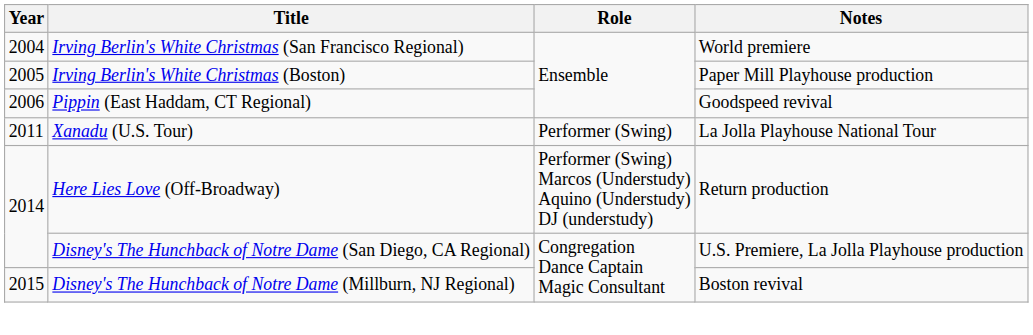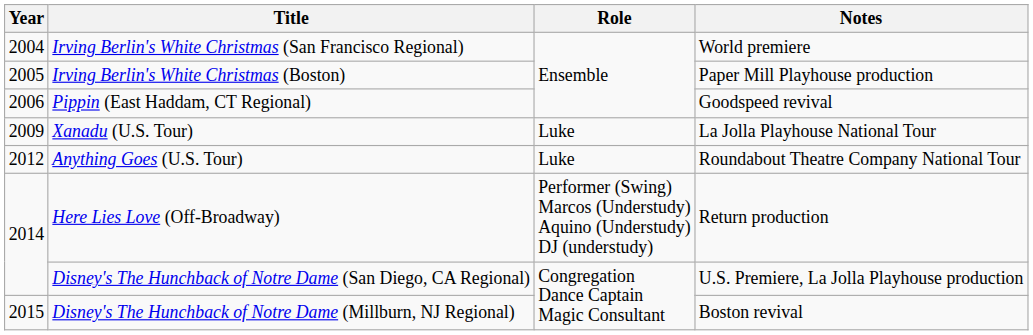(26, 131) 2011 -> (26, 131) 2009
(605, 131) Performer (Swing) -> (556, 131) Luke
+ row: (148, 159)
